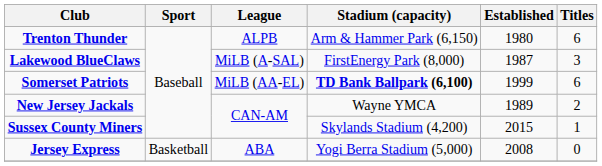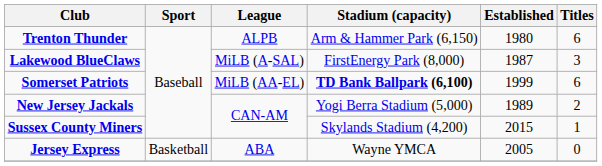(394, 104) Wayne YMCA -> (394, 104) Yogi Berra Stadium (5,000)
(394, 149) Yogi Berra Stadium (5,000) -> (394, 149) Wayne YMCA
(519, 149) 2008 -> (519, 149) 2005
